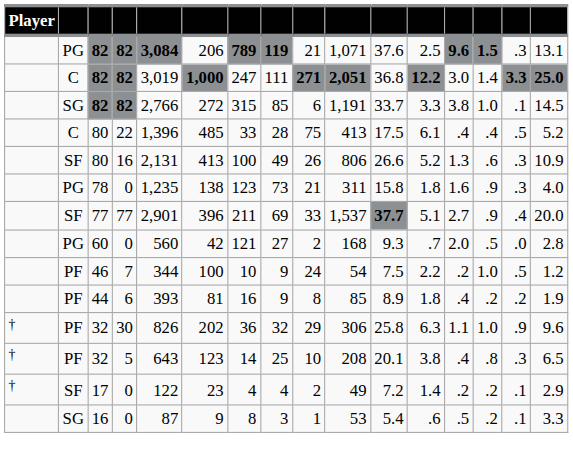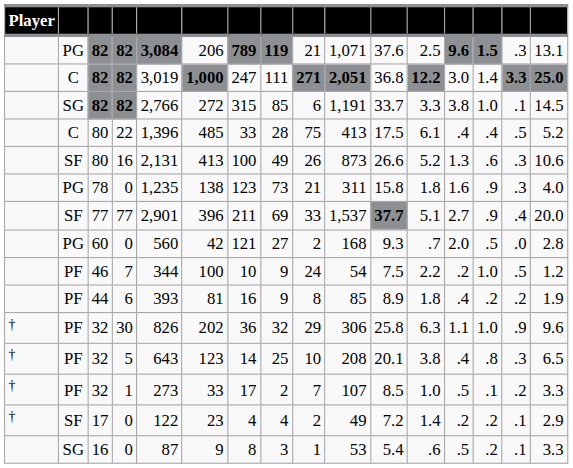(354, 160) 806 -> (354, 160) 873
(549, 160) 10.9 -> (549, 160) 10.6
+ row: (100, 389)
